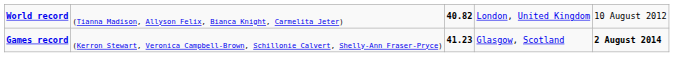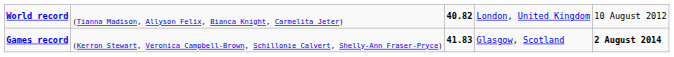(460, 40) 41.23 -> (460, 40) 41.83
